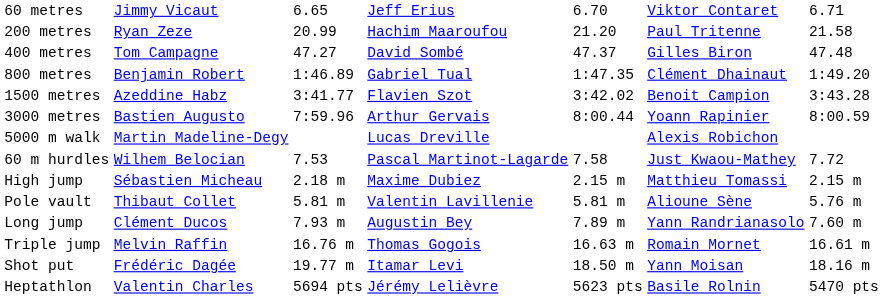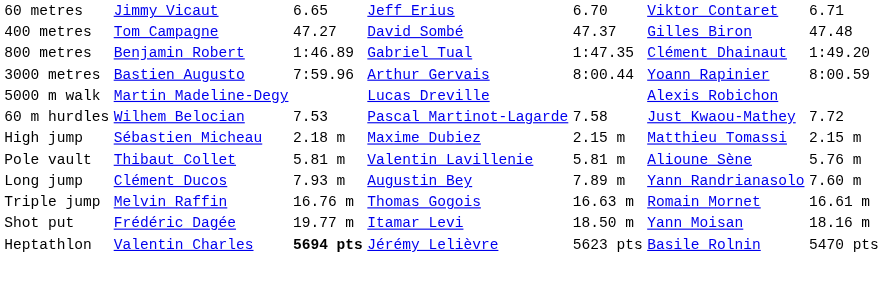- row: (48, 32)
- row: (52, 96)
(328, 287) normal -> (328, 245) bold
